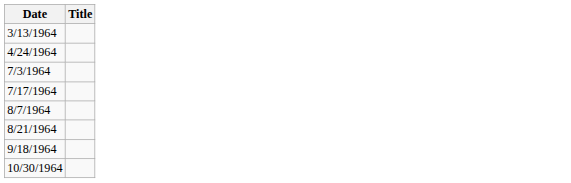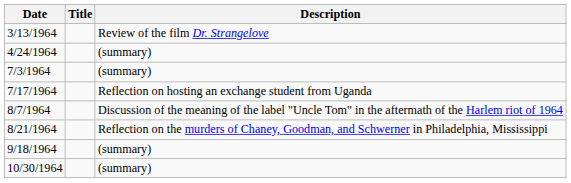+ column: (330, 14)
